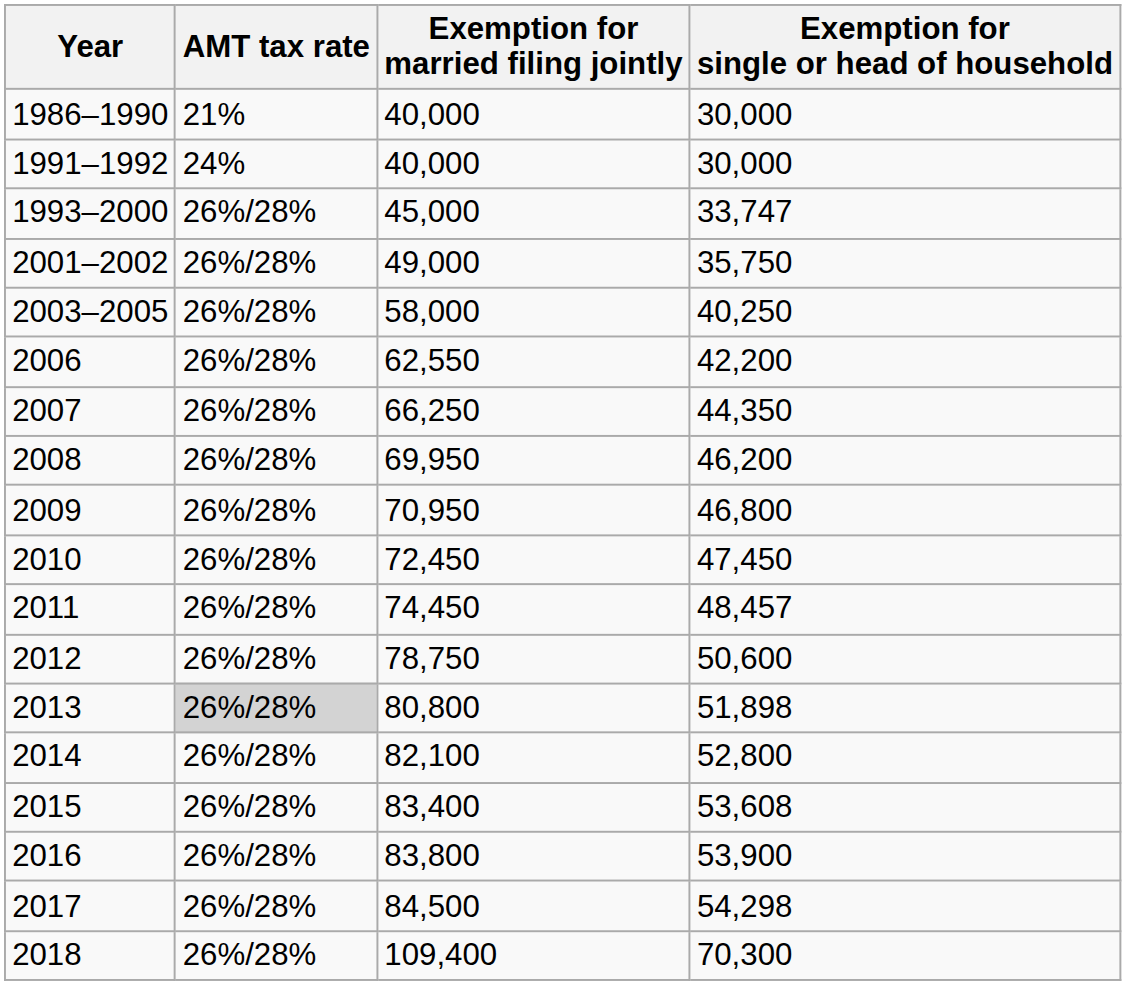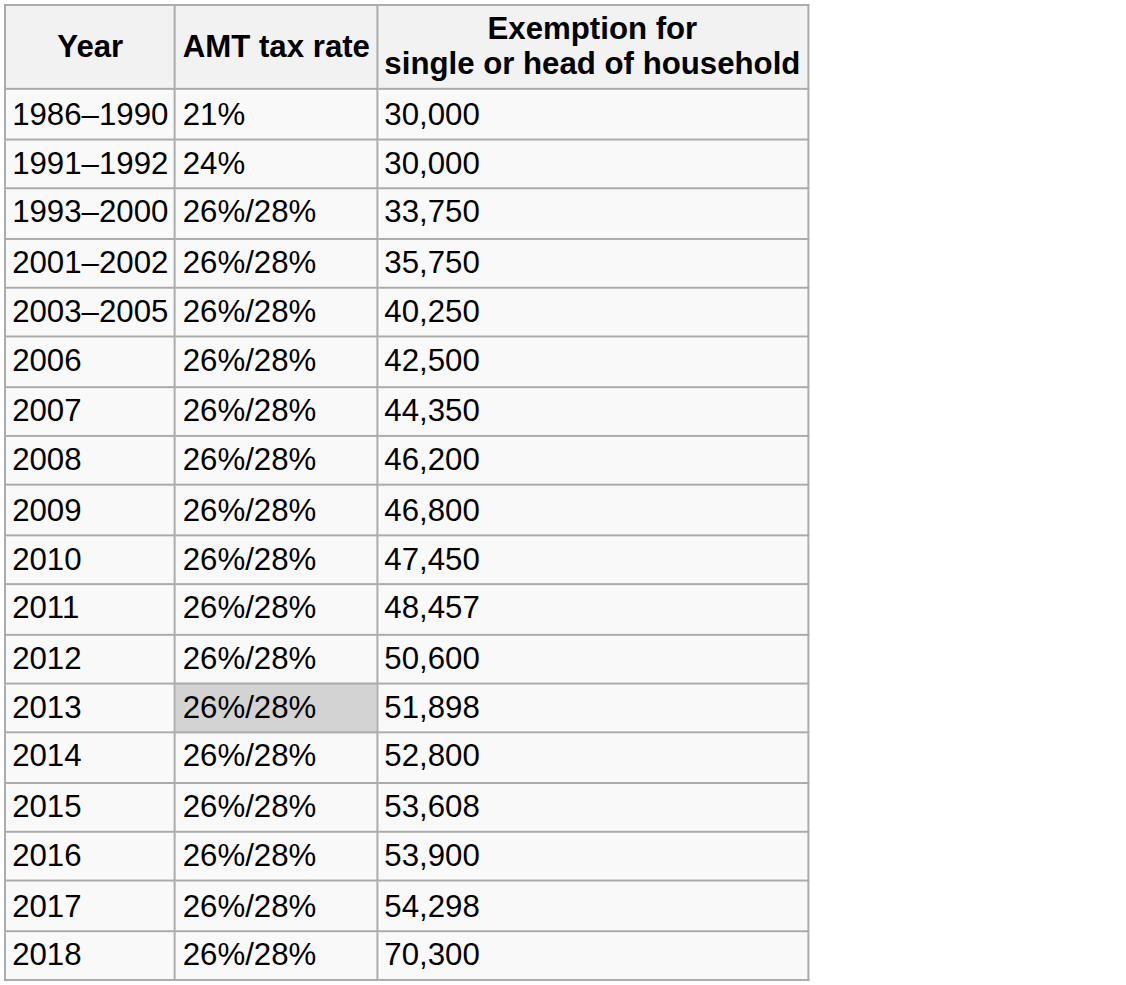- column: (533, 46)
(745, 212) 33,747 -> (432, 212) 33,750
(745, 361) 42,200 -> (432, 361) 42,500
